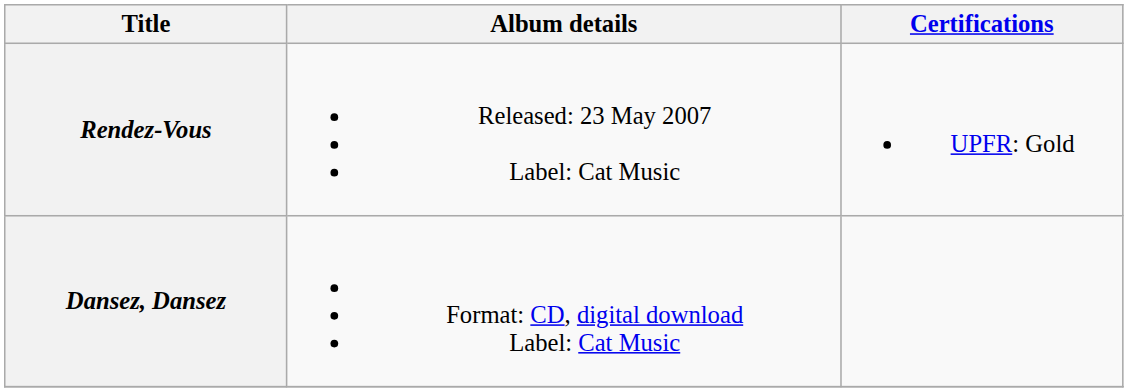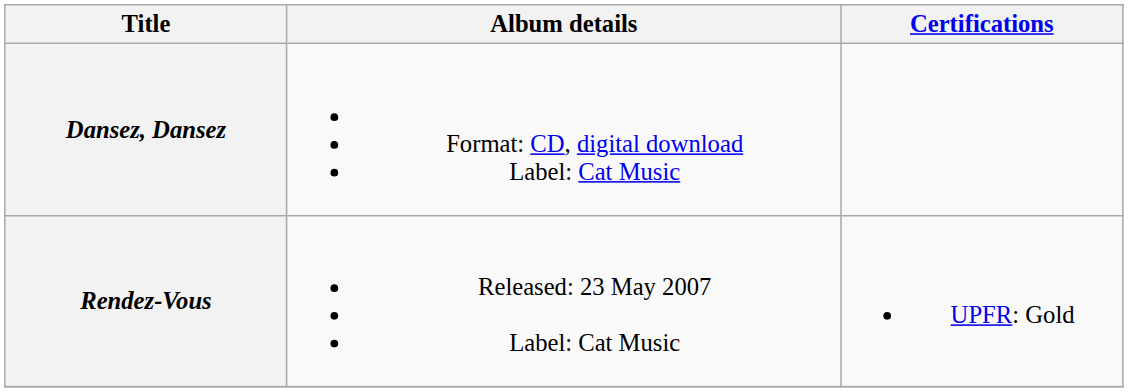rows swapped: (146, 300) <-> (146, 129)
